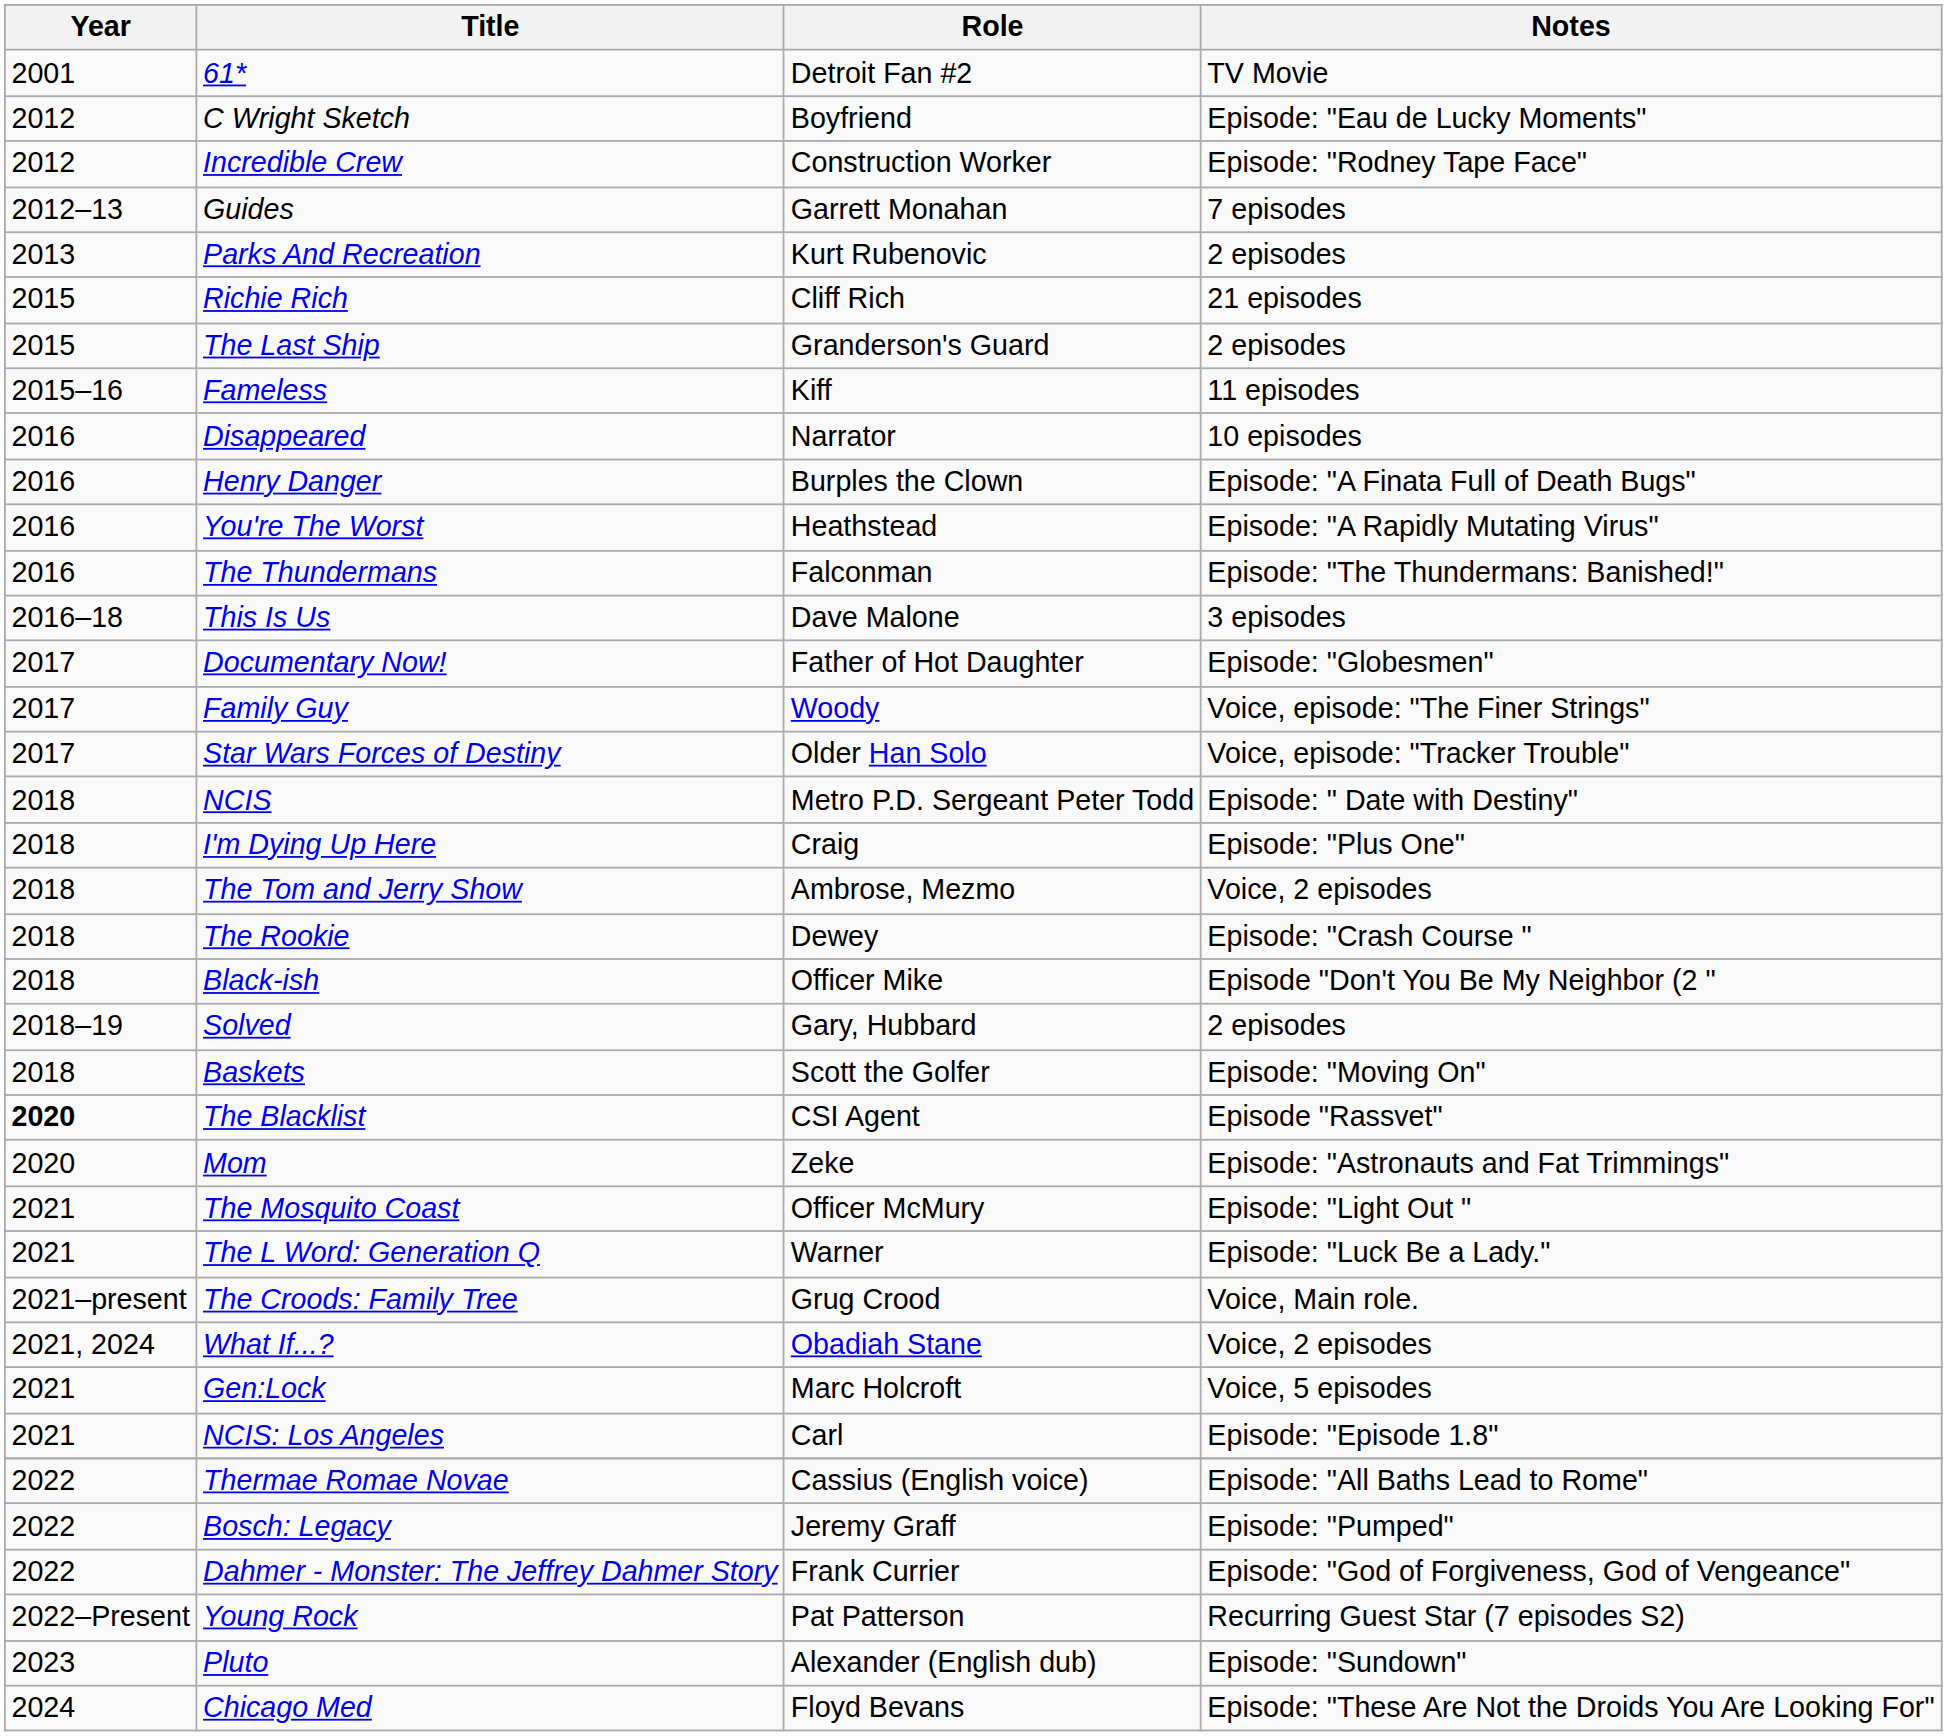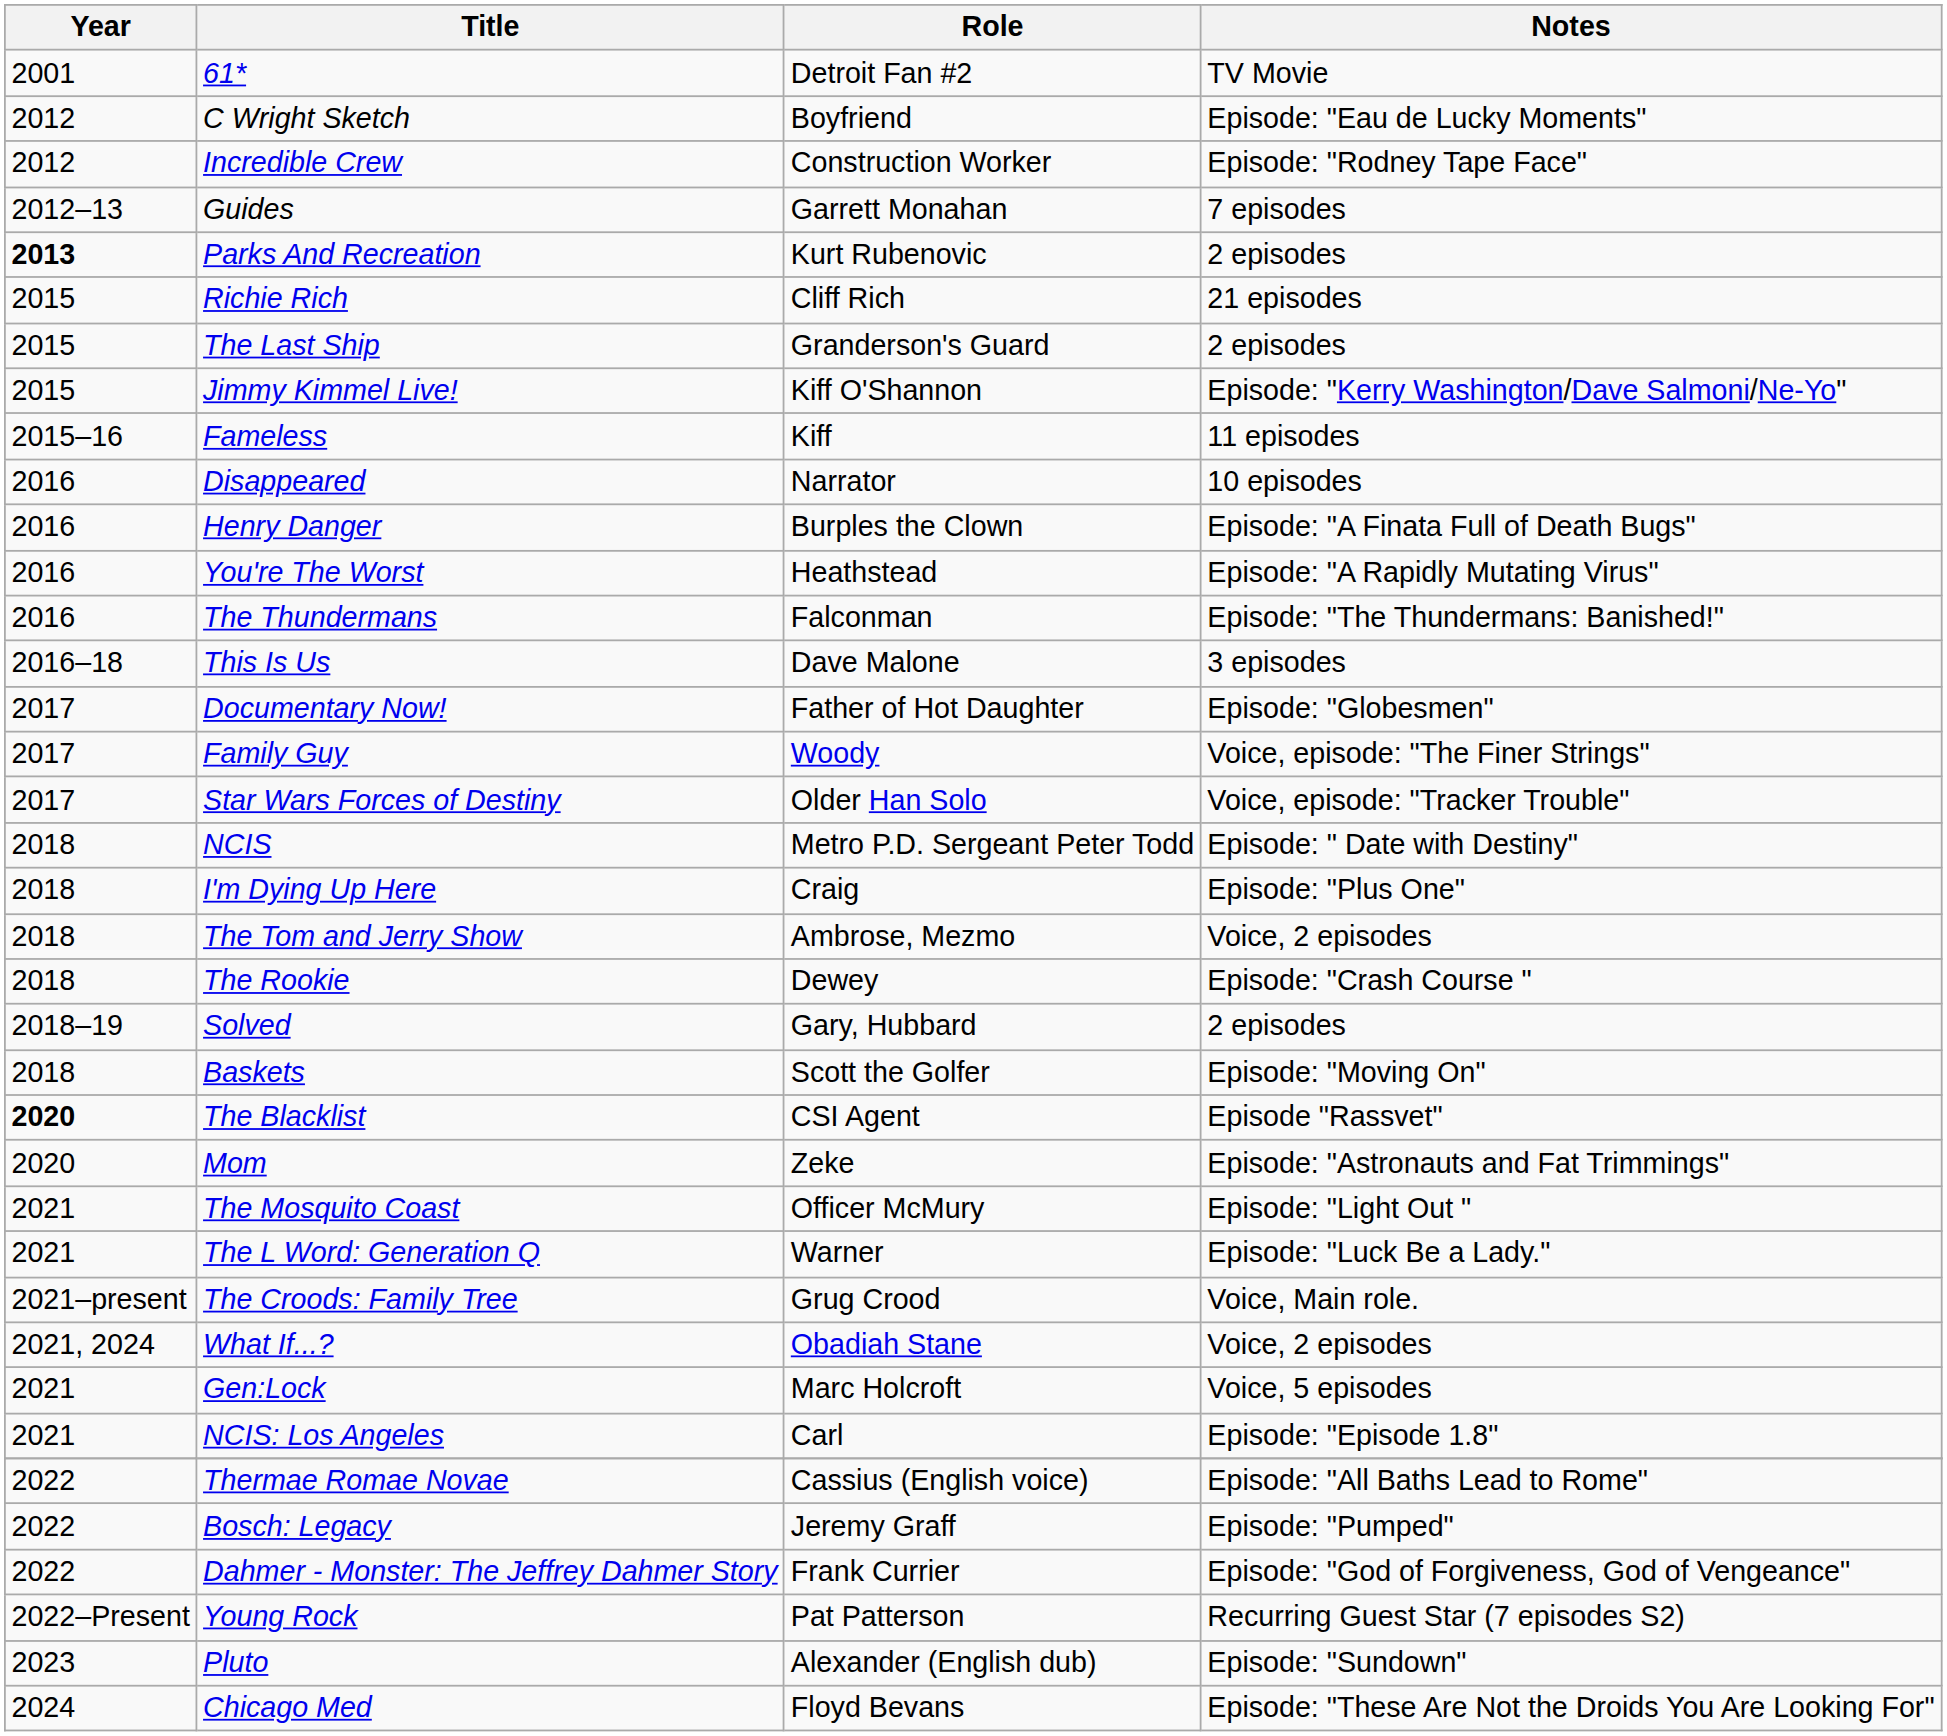(43, 254) normal -> (43, 254) bold
+ row: (330, 390)
- row: (261, 981)
